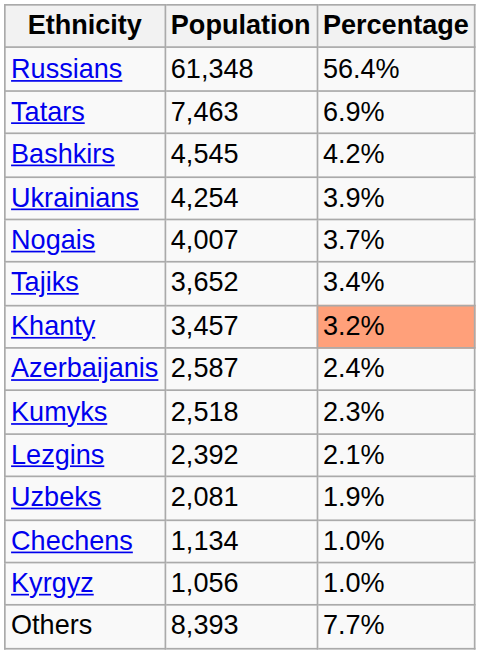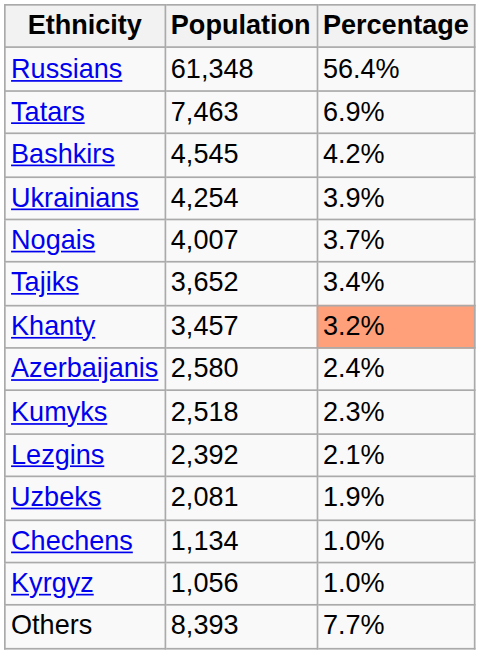(205, 369) 2,587 -> (205, 369) 2,580
